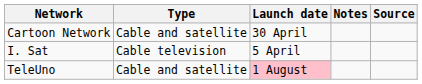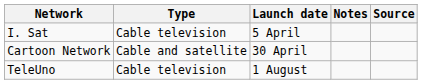rows swapped: (59, 32) <-> (28, 51)
(181, 70) Cable and satellite -> (171, 70) Cable television
(280, 70) pink background -> (280, 70) no background
